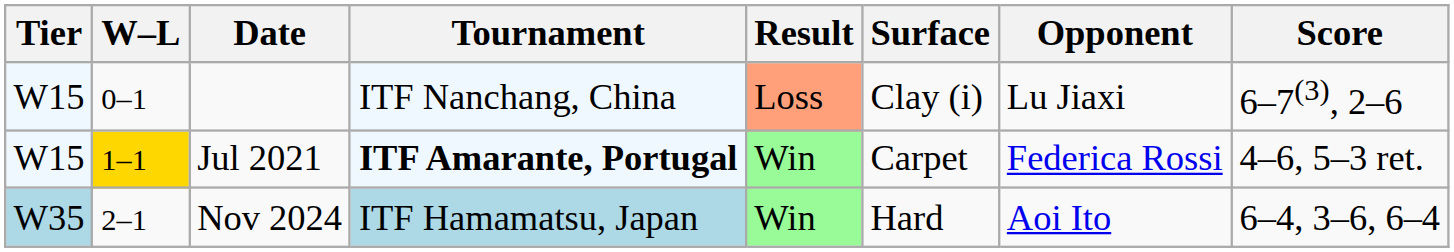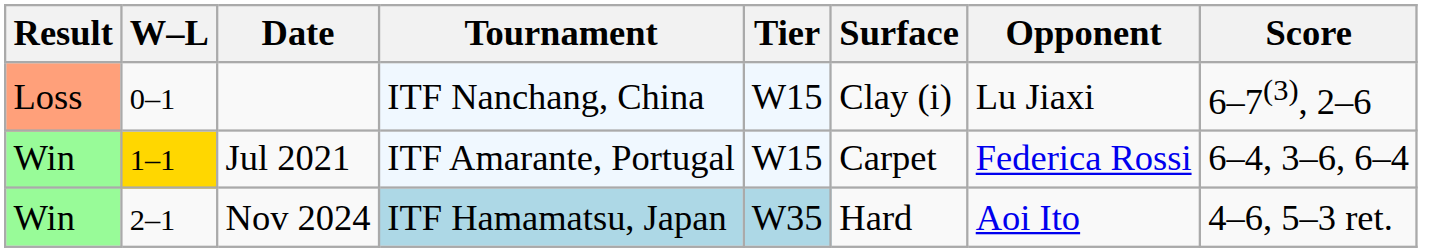columns swapped: (804, 33) <-> (49, 33)
(548, 159) bold -> (561, 159) normal
(1332, 159) 4–6, 5–3 ret. -> (1309, 159) 6–4, 3–6, 6–4
(1340, 216) 6–4, 3–6, 6–4 -> (1301, 216) 4–6, 5–3 ret.
